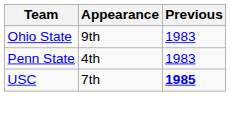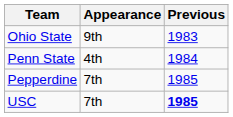(180, 58) 1983 -> (183, 58) 1984
+ row: (42, 79)
